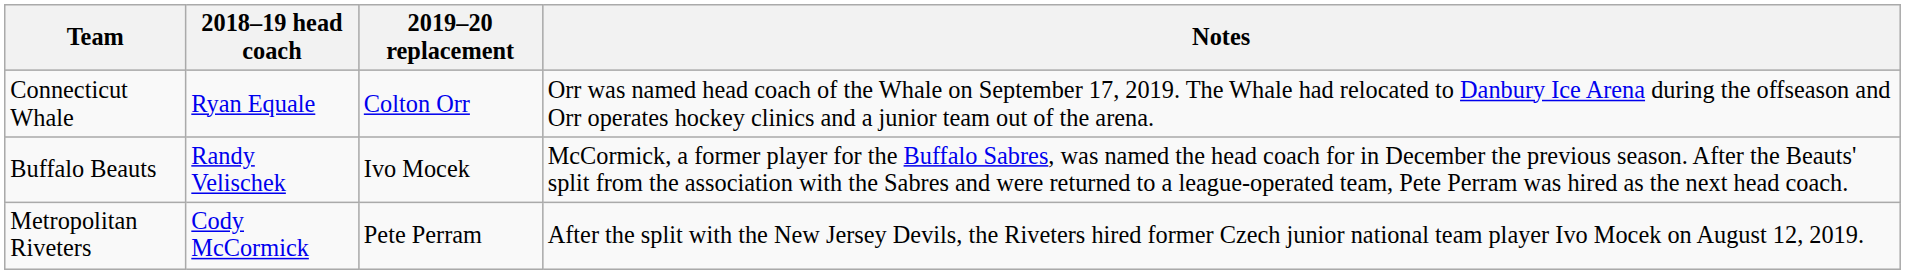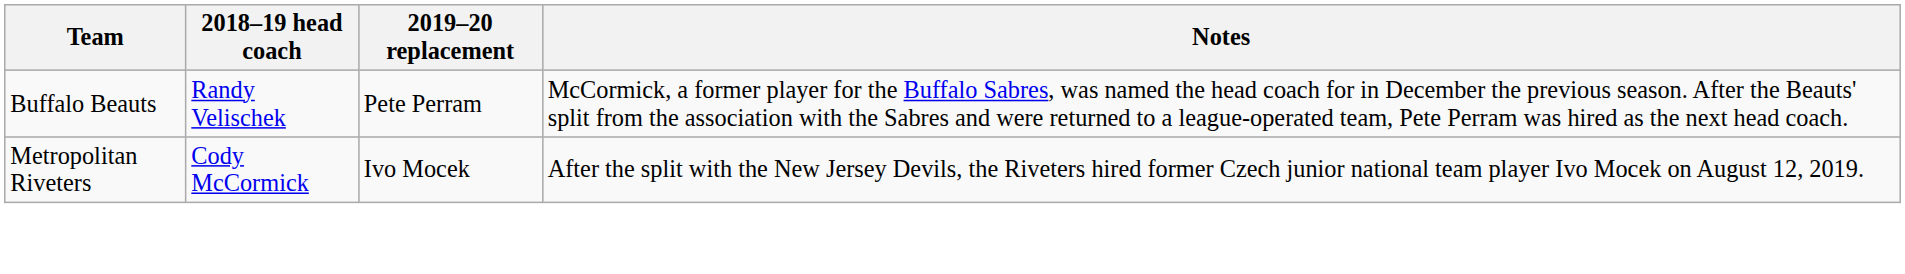- row: (69, 103)
(417, 169) Ivo Mocek -> (423, 103) Pete Perram
(423, 235) Pete Perram -> (417, 169) Ivo Mocek
